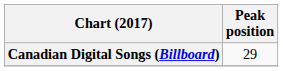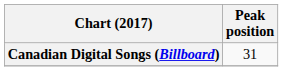(250, 54) 29 -> (250, 54) 31
